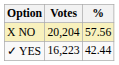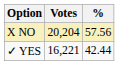(64, 51) 16,223 -> (64, 51) 16,221
